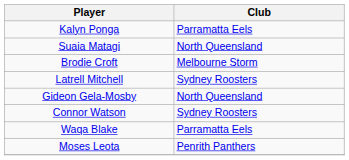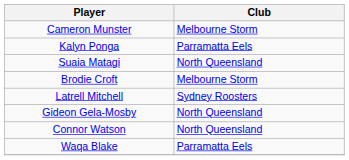+ row: (89, 29)
(217, 113) Sydney Roosters -> (219, 130) North Queensland
- row: (89, 146)
